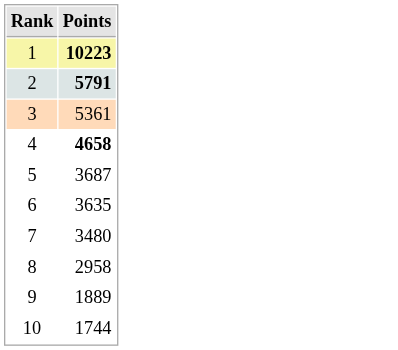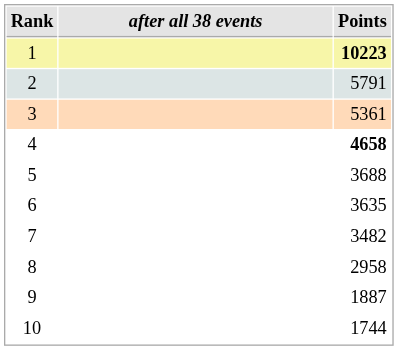+ column: (196, 21)
(93, 83) bold -> (368, 83) normal
(93, 175) 3687 -> (368, 175) 3688
(93, 236) 3480 -> (368, 236) 3482
(93, 297) 1889 -> (368, 297) 1887
